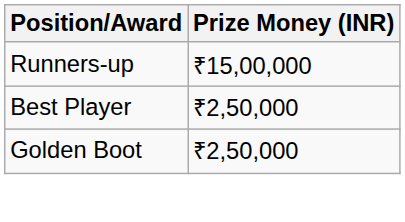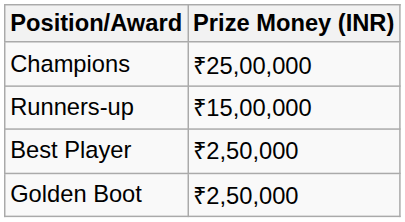+ row: (70, 63)
